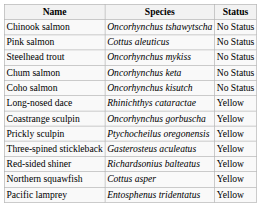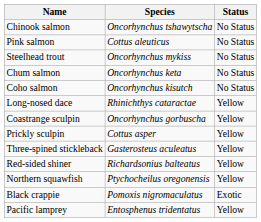(158, 133) Ptychocheilus oregonensis -> (132, 133) Cottus asper
(132, 179) Cottus asper -> (158, 179) Ptychocheilus oregonensis
+ row: (33, 194)
